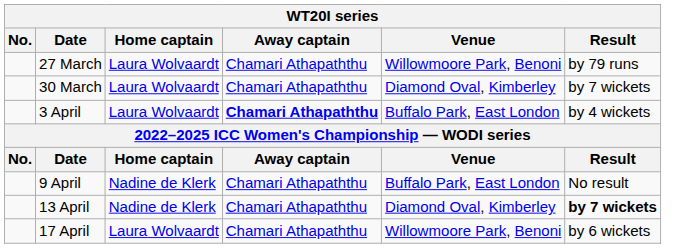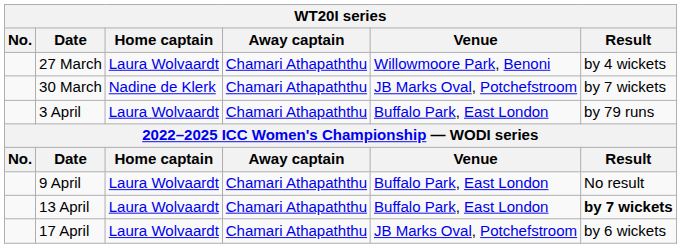(603, 64) by 79 runs -> (625, 64) by 4 wickets
(164, 87) Laura Wolvaardt -> (162, 87) Nadine de Klerk
(470, 87) Diamond Oval, Kimberley -> (476, 87) JB Marks Oval, Potchefstroom
(302, 111) bold -> (296, 111) normal
(609, 111) by 4 wickets -> (619, 111) by 79 runs
(162, 183) Nadine de Klerk -> (164, 183) Laura Wolvaardt
(162, 207) Nadine de Klerk -> (164, 207) Laura Wolvaardt
(470, 207) Diamond Oval, Kimberley -> (461, 207) Buffalo Park, East London
(473, 231) Willowmoore Park, Benoni -> (476, 231) JB Marks Oval, Potchefstroom
